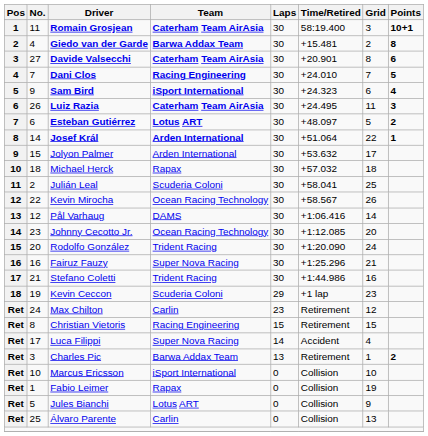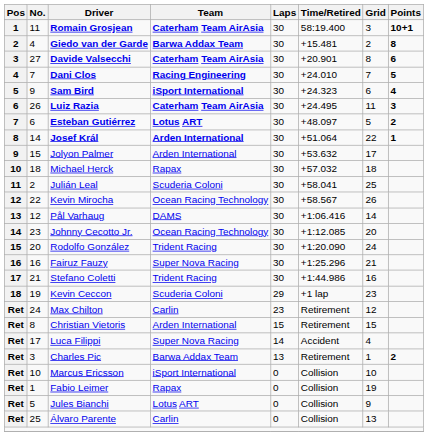(196, 325) Racing Engineering -> (195, 325) Arden International
